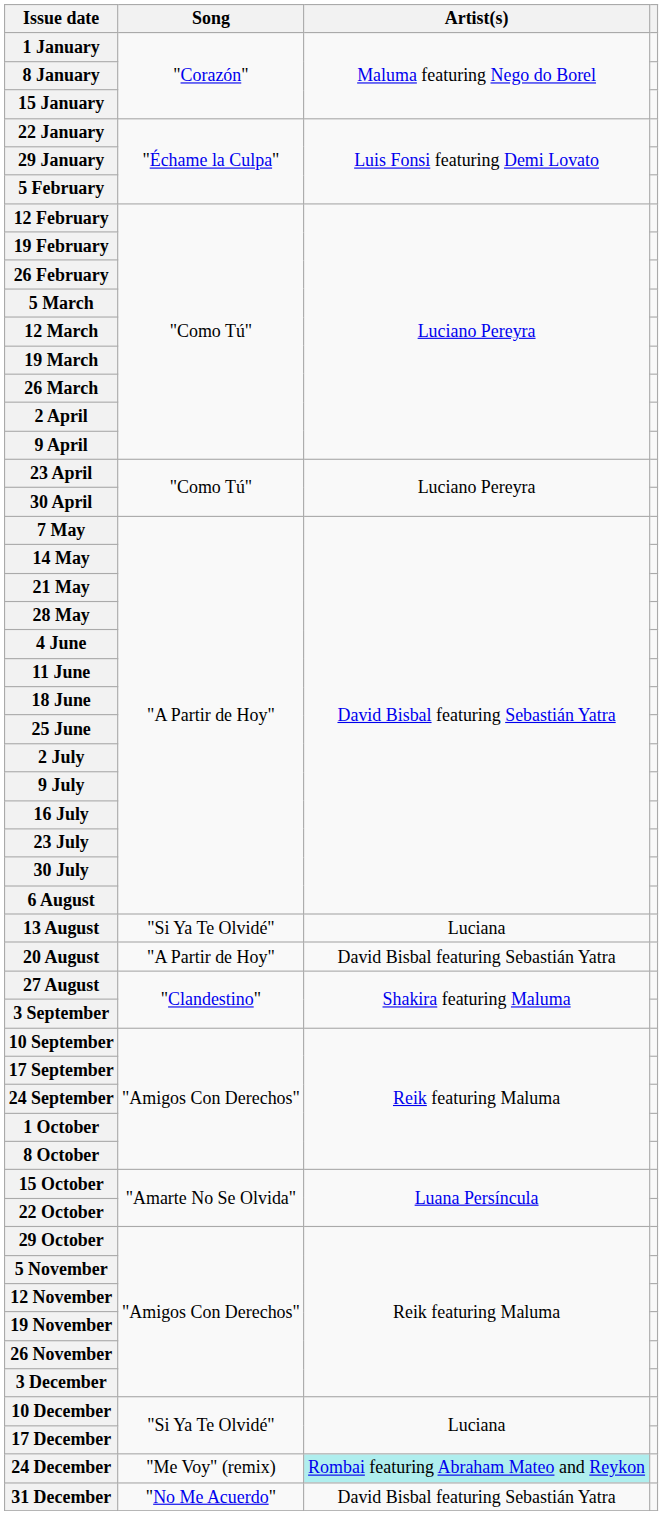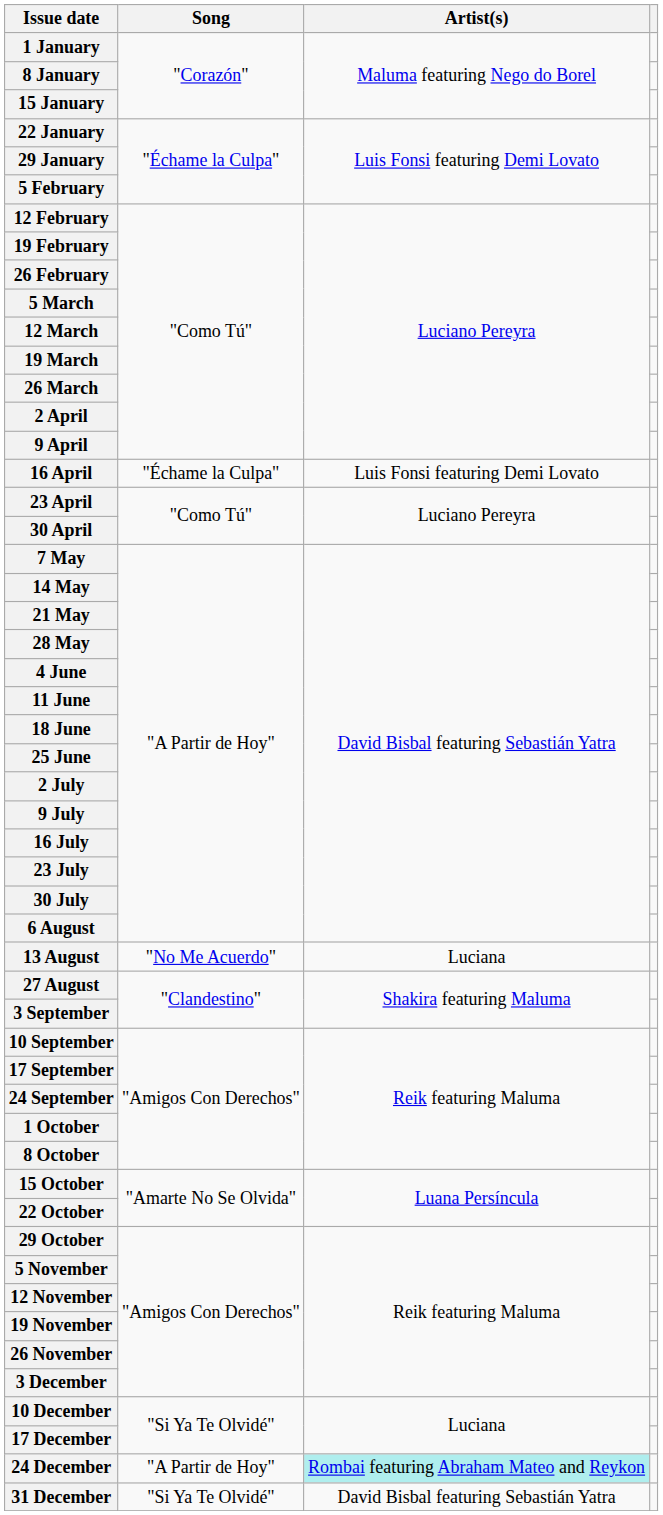+ row: (61, 473)
(211, 928) "Si Ya Te Olvidé" -> (211, 956) "No Me Acuerdo"
- row: (61, 956)
(211, 1468) "Me Voy" (remix) -> (211, 1468) "A Partir de Hoy"
(211, 1496) "No Me Acuerdo" -> (211, 1496) "Si Ya Te Olvidé"
